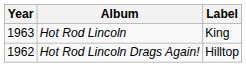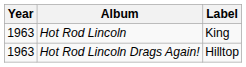(21, 52) 1962 -> (21, 52) 1963
